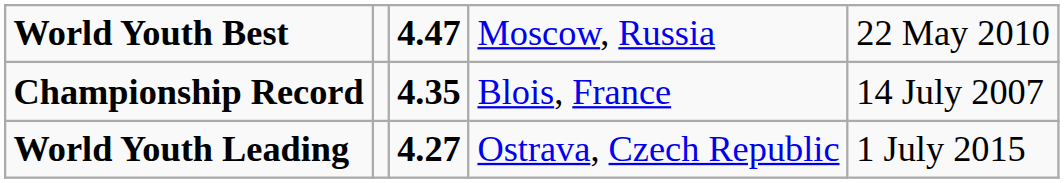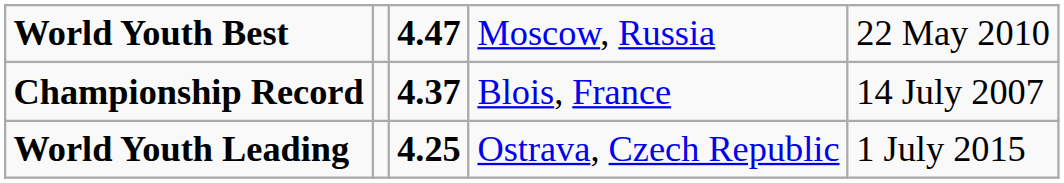(429, 90) 4.35 -> (429, 90) 4.37
(429, 148) 4.27 -> (429, 148) 4.25
